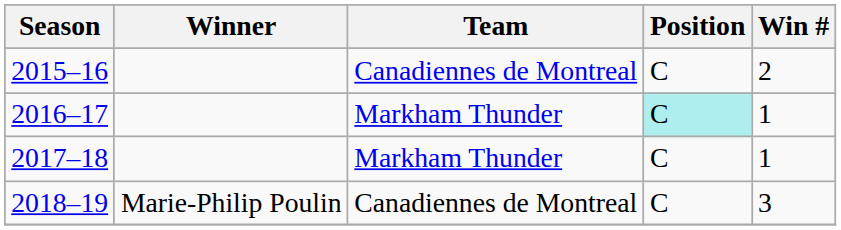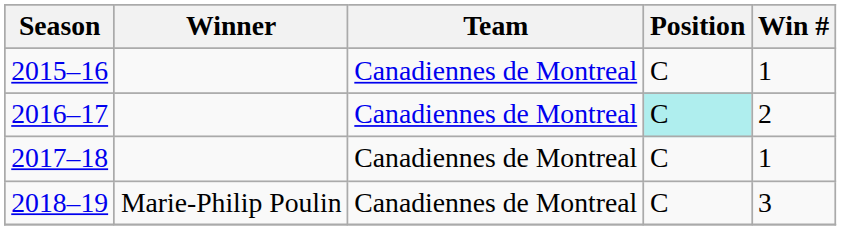(765, 70) 2 -> (765, 70) 1
(458, 114) Markham Thunder -> (496, 114) Canadiennes de Montreal
(765, 114) 1 -> (765, 114) 2
(458, 158) Markham Thunder -> (496, 158) Canadiennes de Montreal
